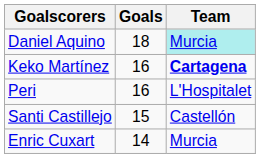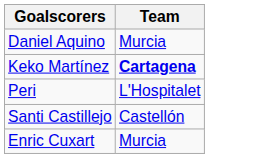- column: (141, 16)
(193, 41) paleturquoise background -> (143, 41) no background
